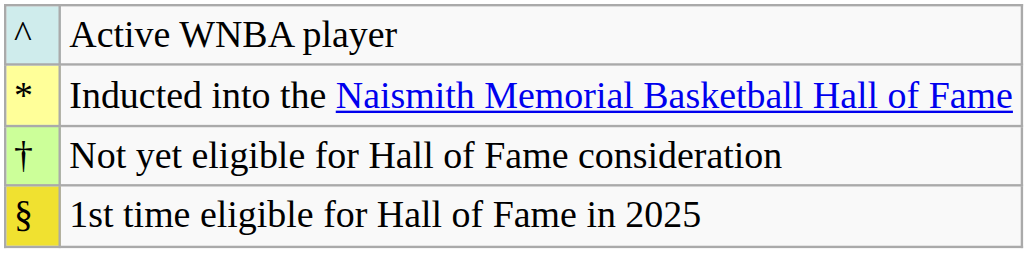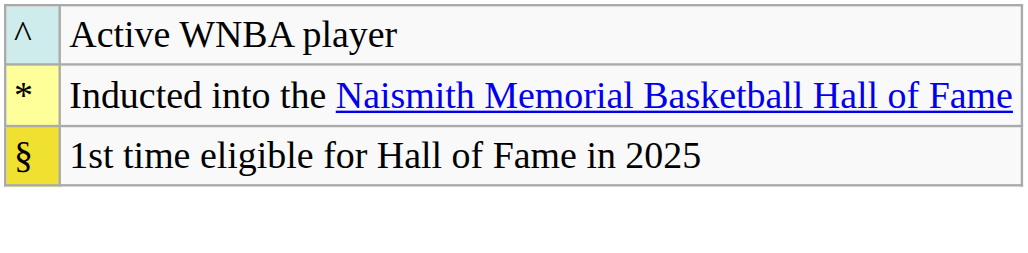- row: (426, 154)
